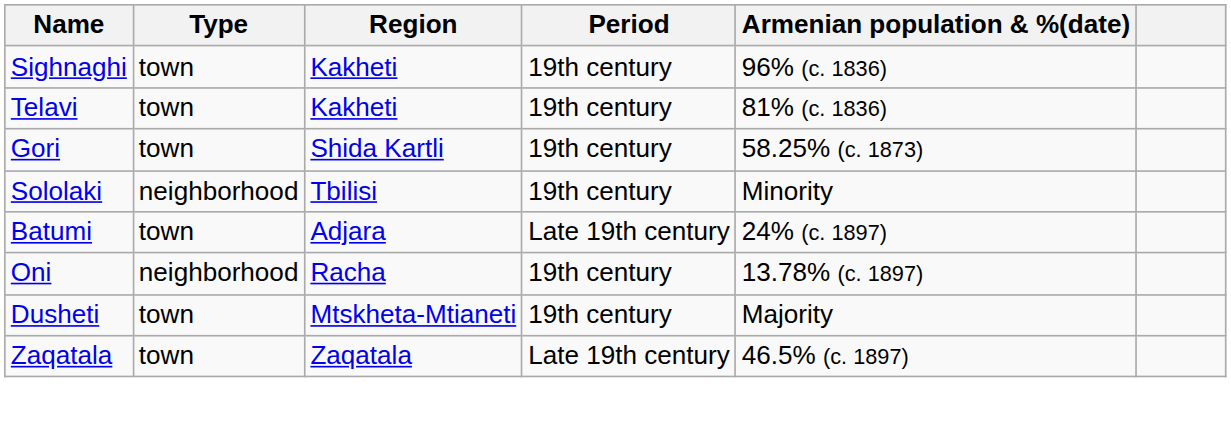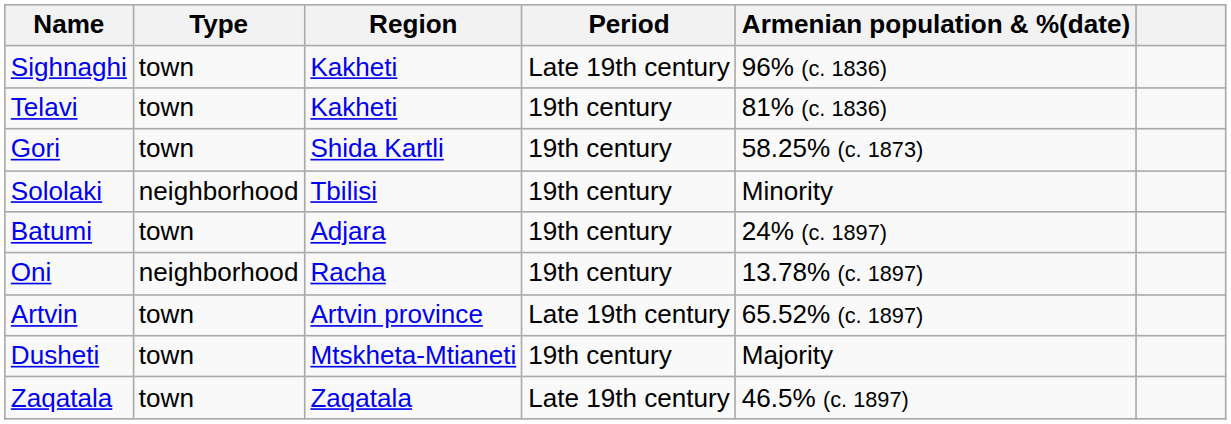(600, 66) 19th century -> (629, 66) Late 19th century
(629, 231) Late 19th century -> (600, 231) 19th century
+ row: (44, 314)
